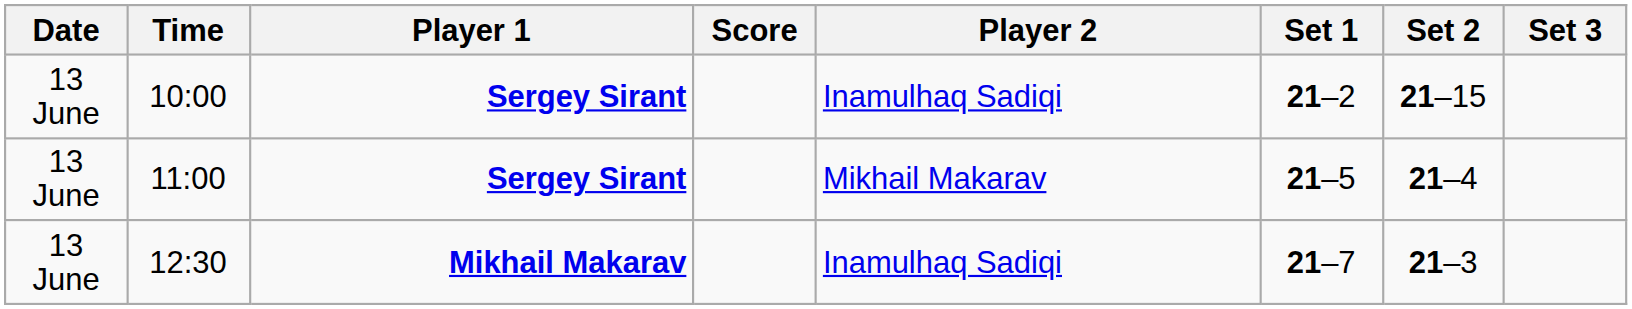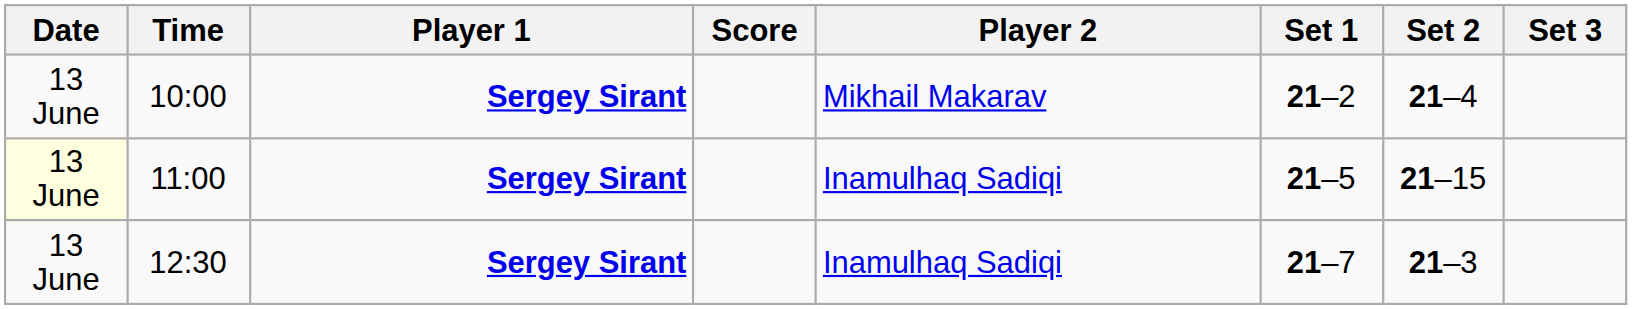(942, 96) Inamulhaq Sadiqi -> (935, 96) Mikhail Makarav
(1443, 96) 21–15 -> (1443, 96) 21–4
(66, 179) no background -> (66, 179) lightyellow background
(935, 179) Mikhail Makarav -> (942, 179) Inamulhaq Sadiqi
(1443, 179) 21–4 -> (1443, 179) 21–15
(568, 263) Mikhail Makarav -> (587, 263) Sergey Sirant
